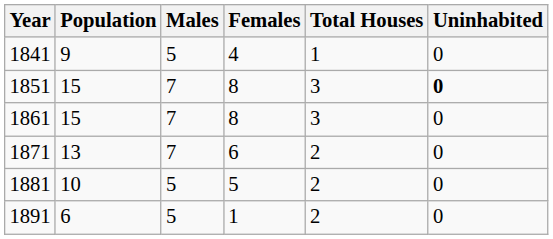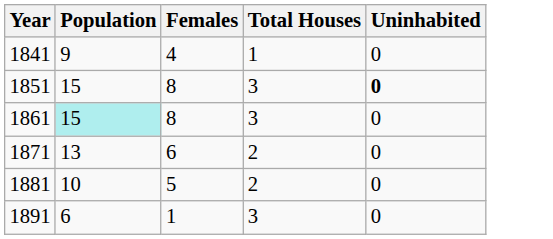- column: (192, 20)
(71, 119) no background -> (71, 119) paleturquoise background
(315, 217) 2 -> (253, 217) 3
